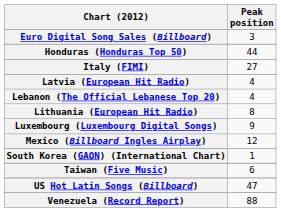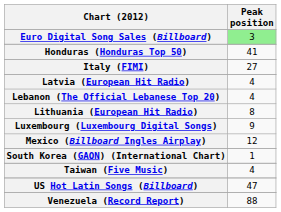(252, 37) no background -> (252, 37) lightgreen background
(252, 52) 44 -> (252, 52) 41
(252, 171) 6 -> (252, 171) 4
